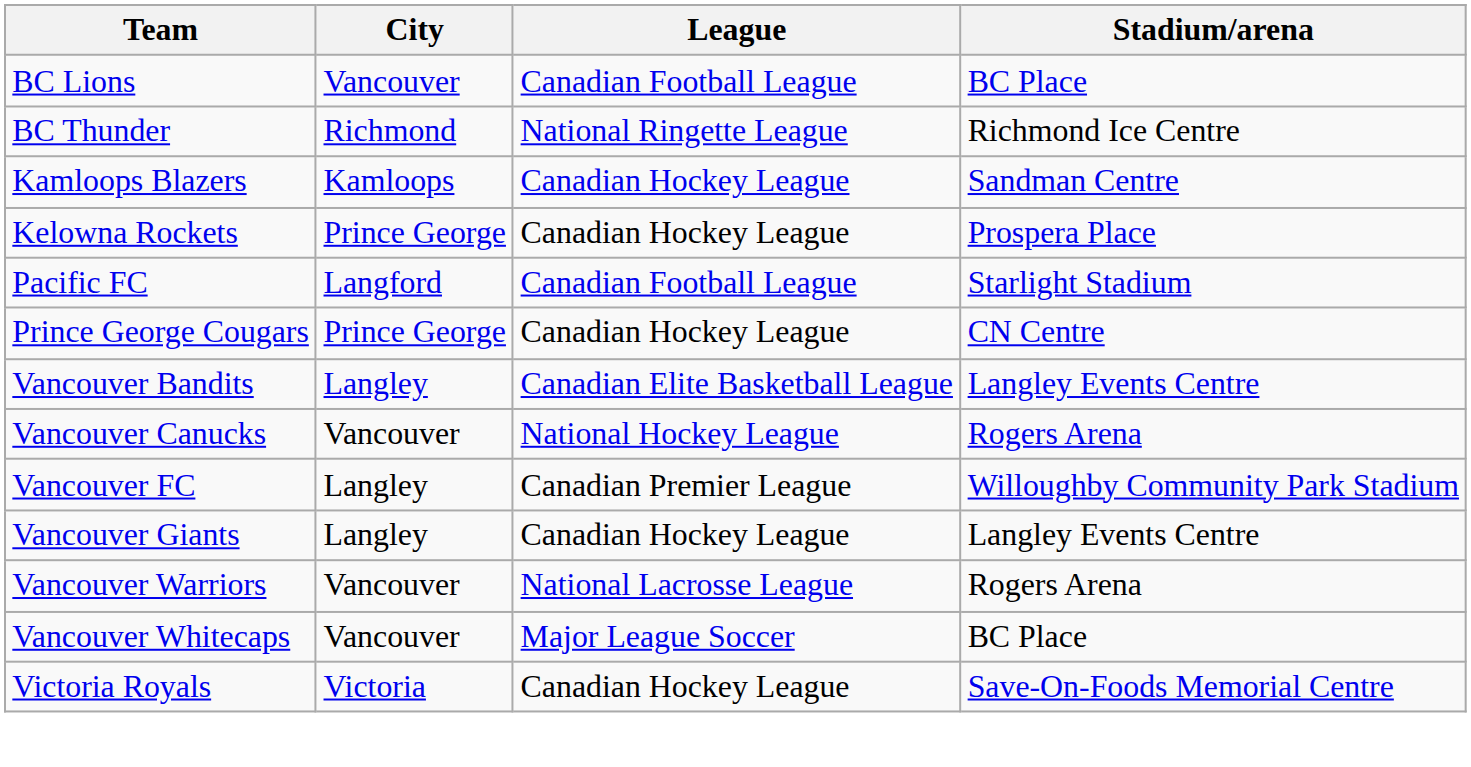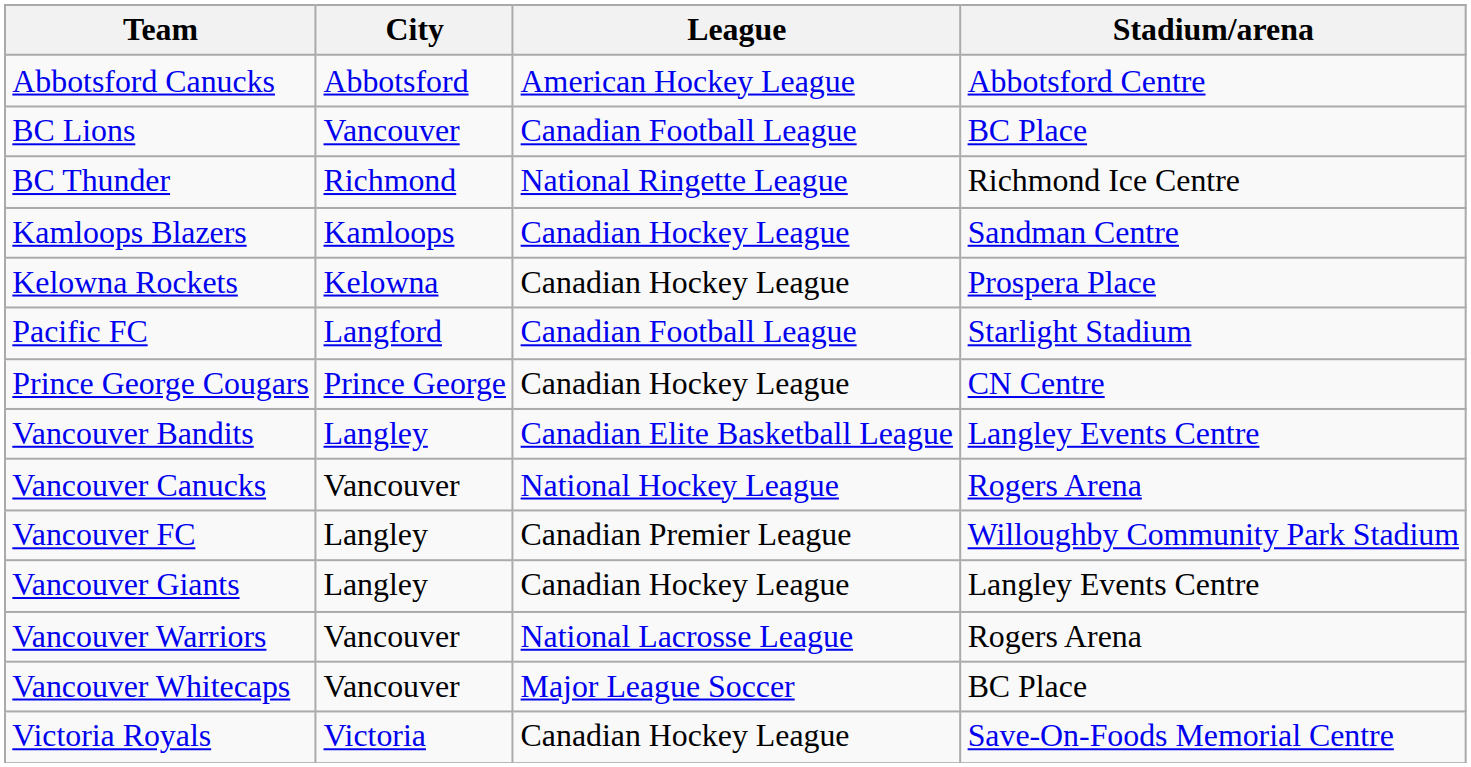+ row: (144, 80)
(415, 231) Prince George -> (381, 282) Kelowna
